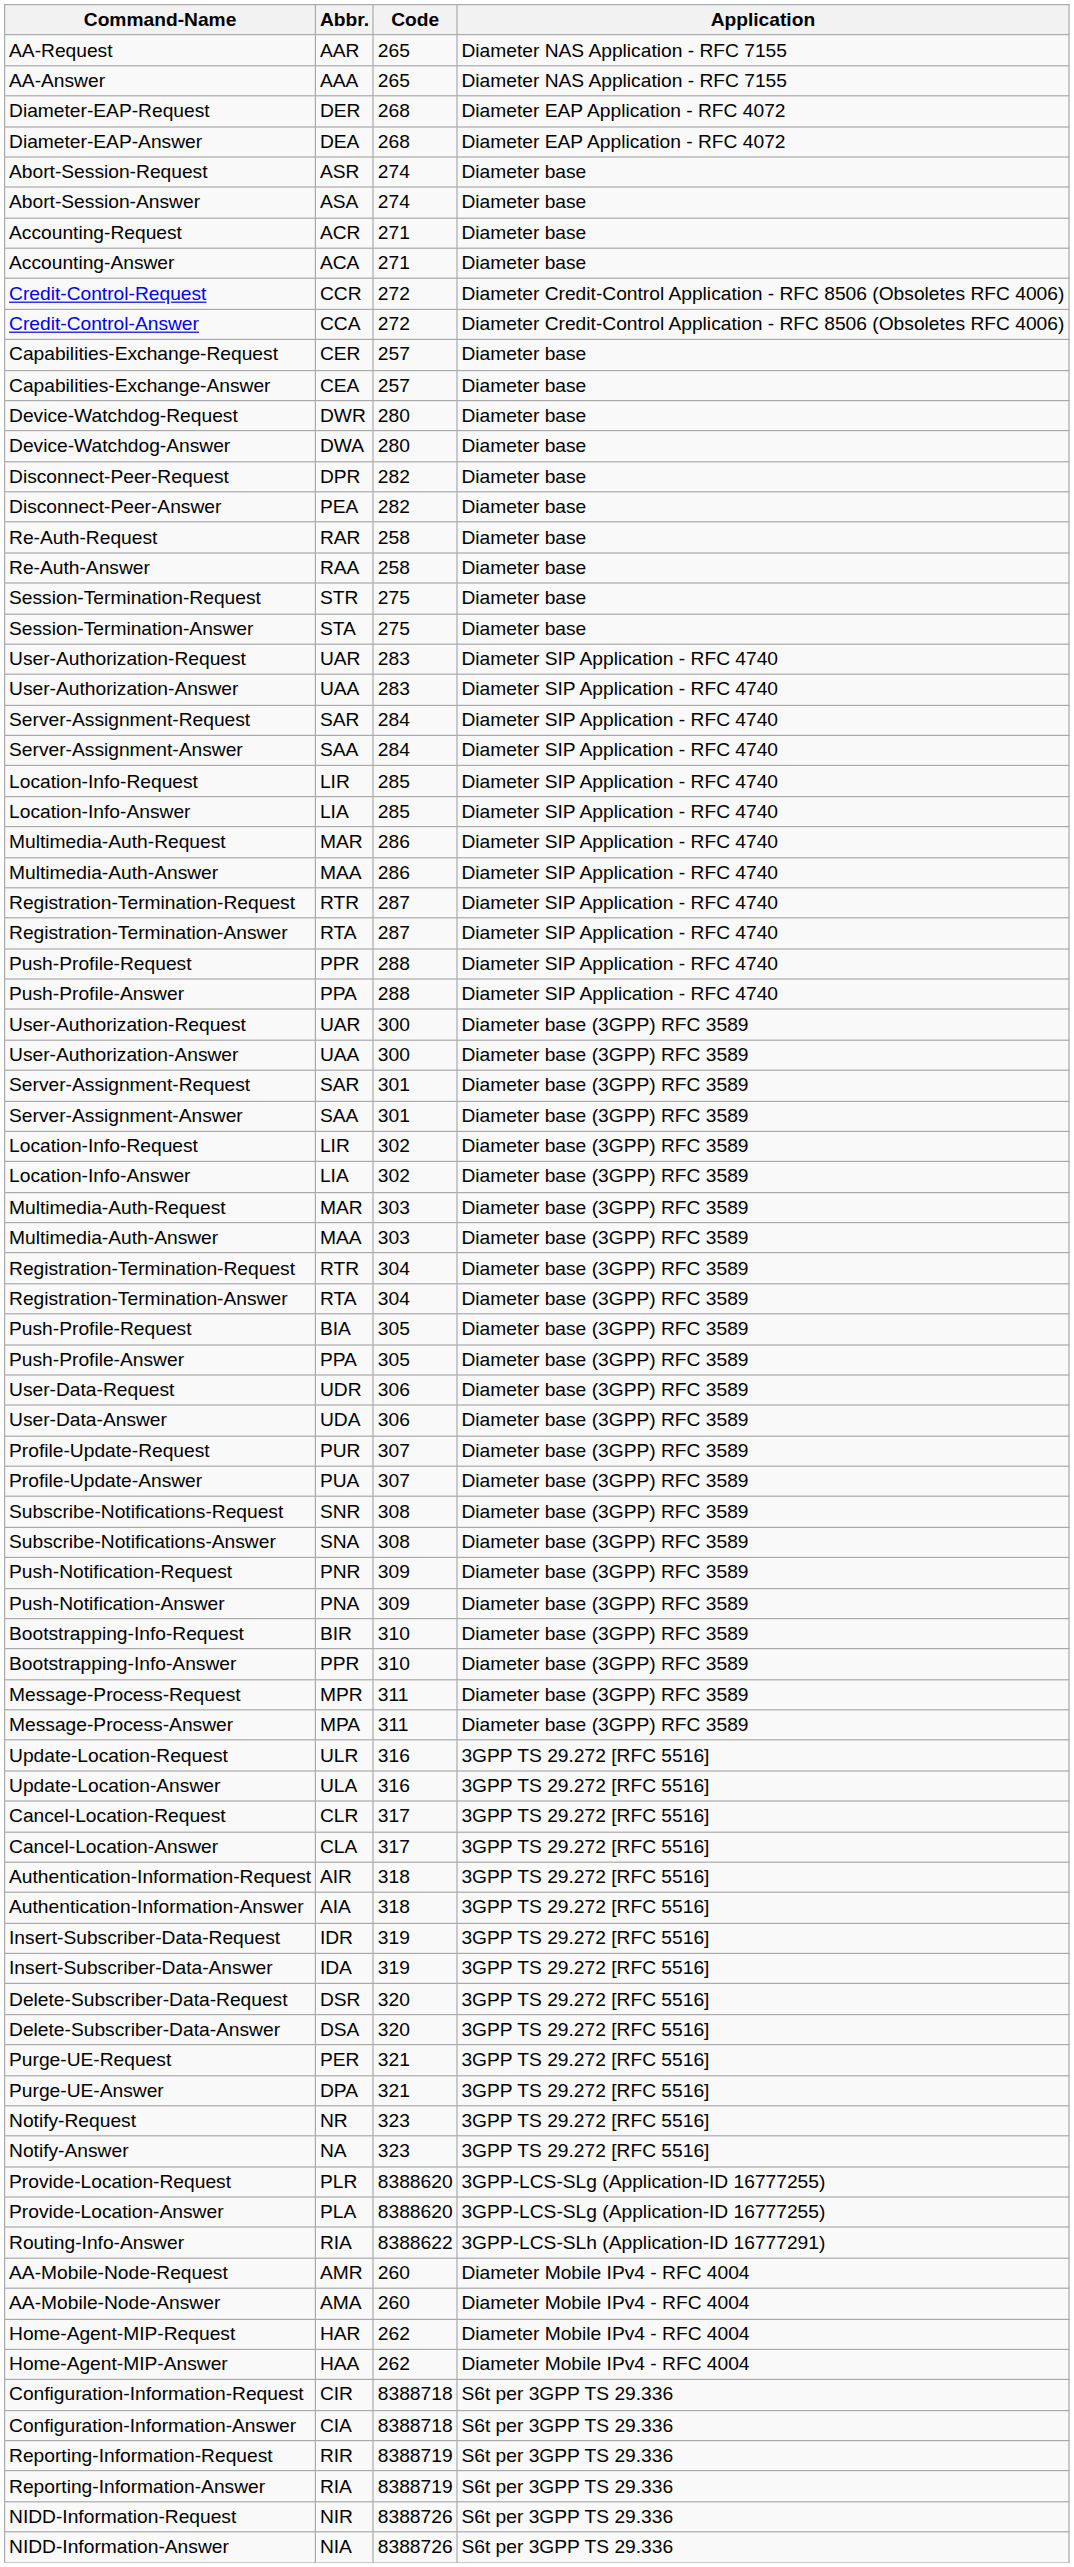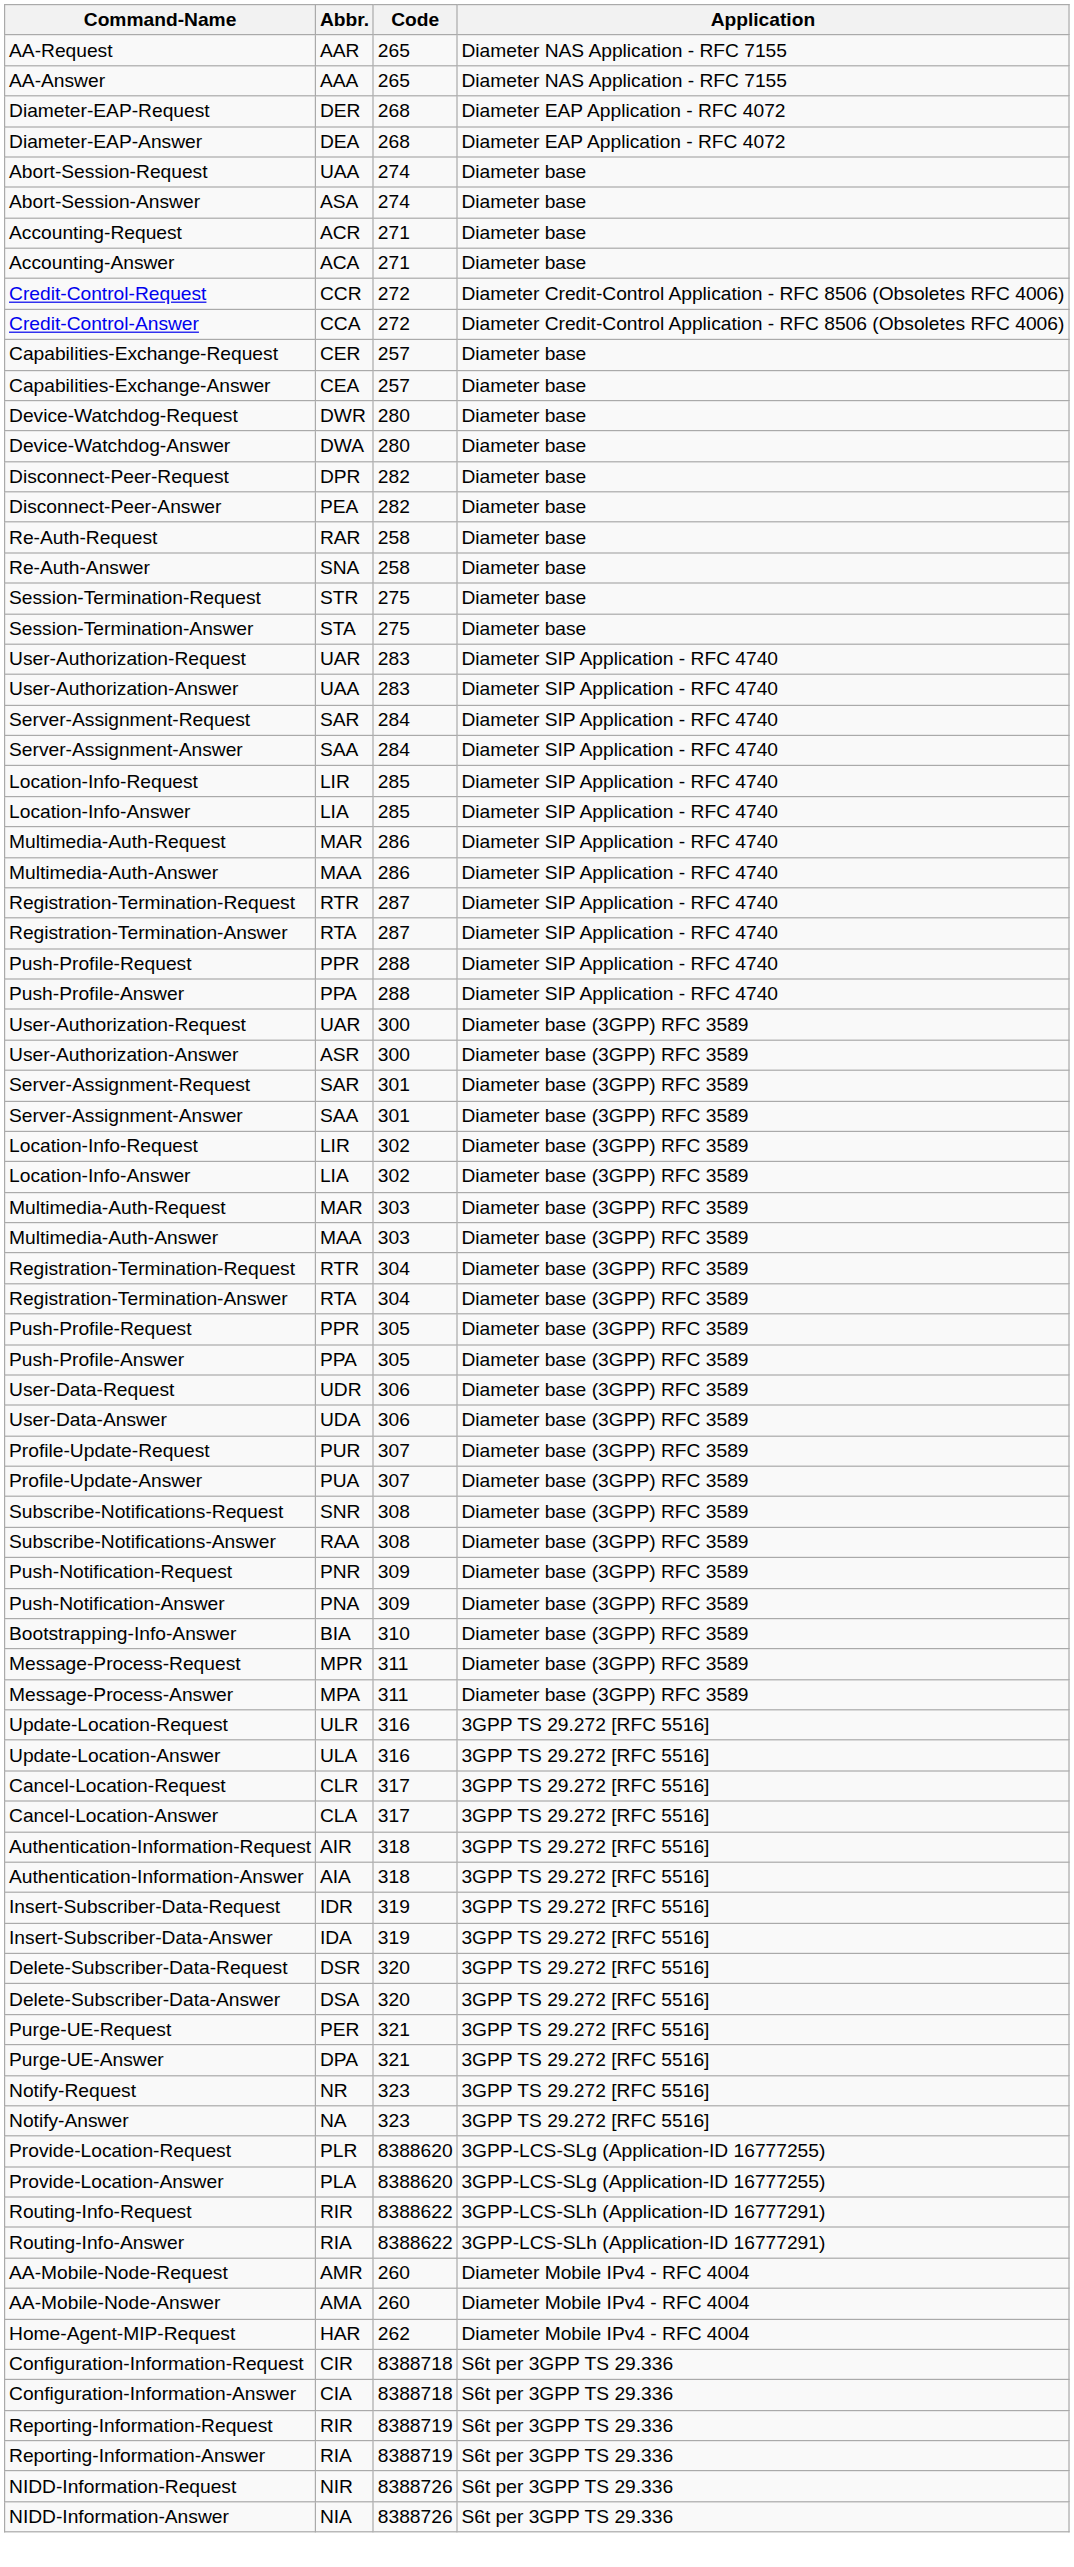(340, 171) ASR -> (340, 171) UAA
(340, 567) RAA -> (340, 567) SNA
(340, 1055) UAA -> (340, 1055) ASR
(335, 1329) BIA -> (340, 1329) PPR
(340, 1542) SNA -> (340, 1542) RAA
- row: (126, 1633)
(340, 1664) PPR -> (335, 1633) BIA
+ row: (100, 2212)
- row: (118, 2364)
